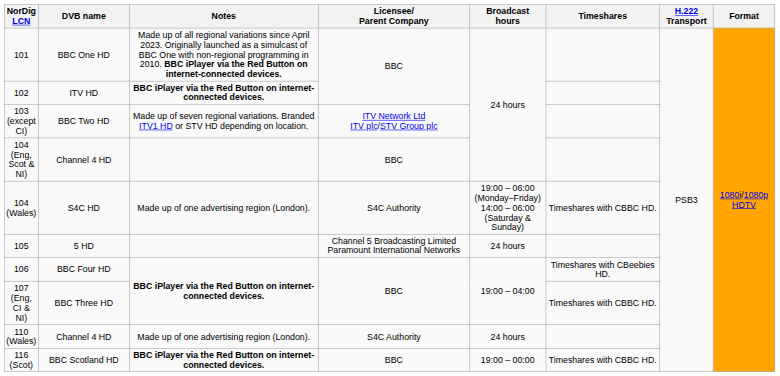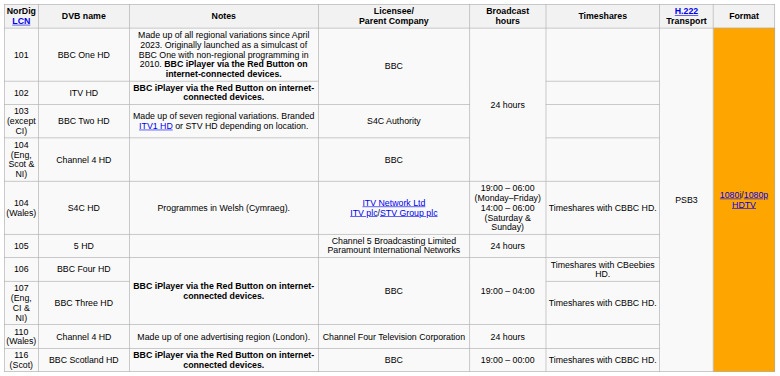(394, 122) ITV Network Ltd ITV plc/STV Group plc -> (394, 122) S4C Authority
(224, 208) Made up of one advertising region (London). -> (224, 208) Programmes in Welsh (Cymraeg).
(394, 208) S4C Authority -> (394, 208) ITV Network Ltd ITV plc/STV Group plc
(394, 337) S4C Authority -> (394, 337) Channel Four Television Corporation
